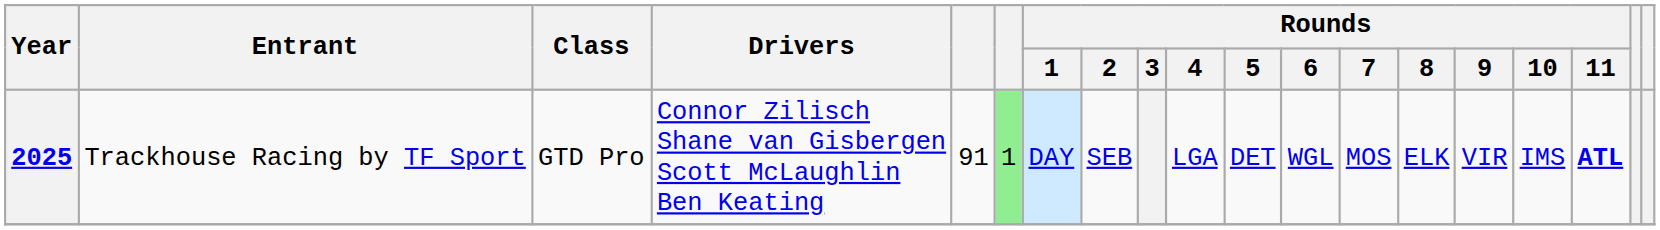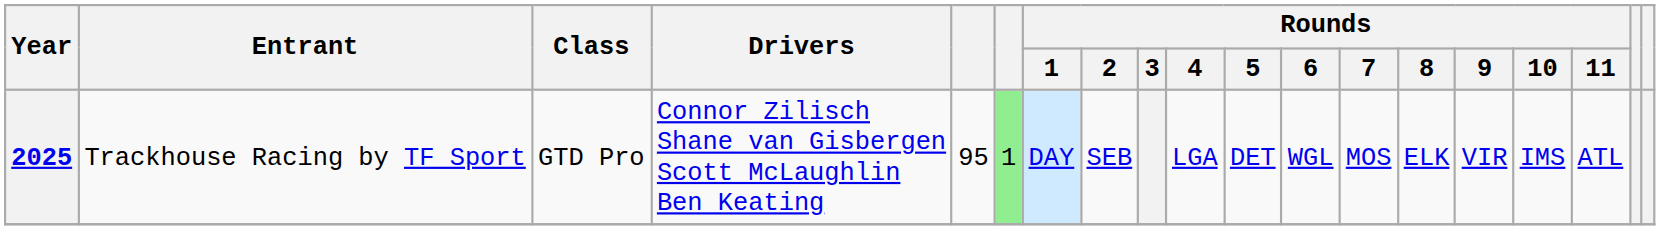(974, 157) 91 -> (974, 157) 95
(1600, 157) bold -> (1600, 157) normal
